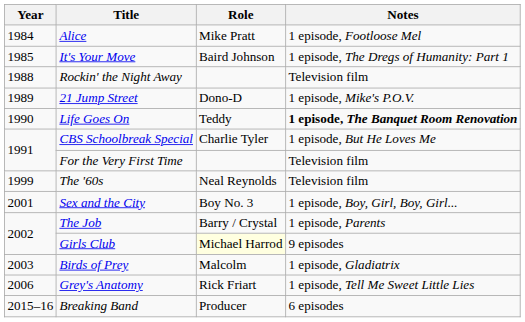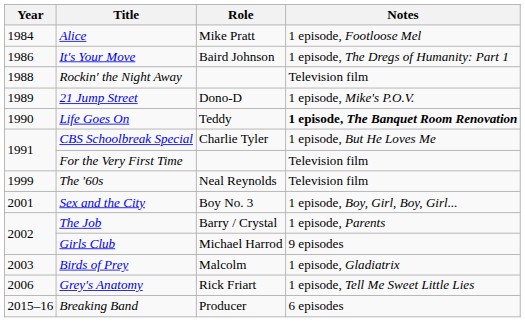(21, 56) 1985 -> (21, 56) 1986
(241, 243) lightyellow background -> (241, 243) no background
